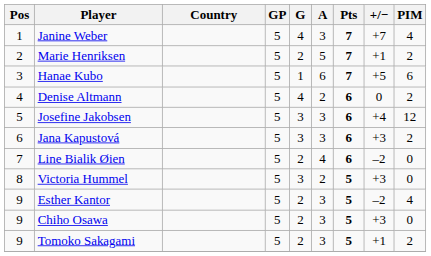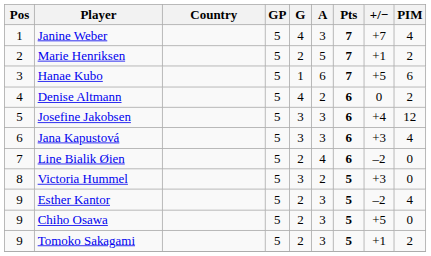(410, 138) 2 -> (410, 138) 4
(379, 220) +3 -> (379, 220) +5
